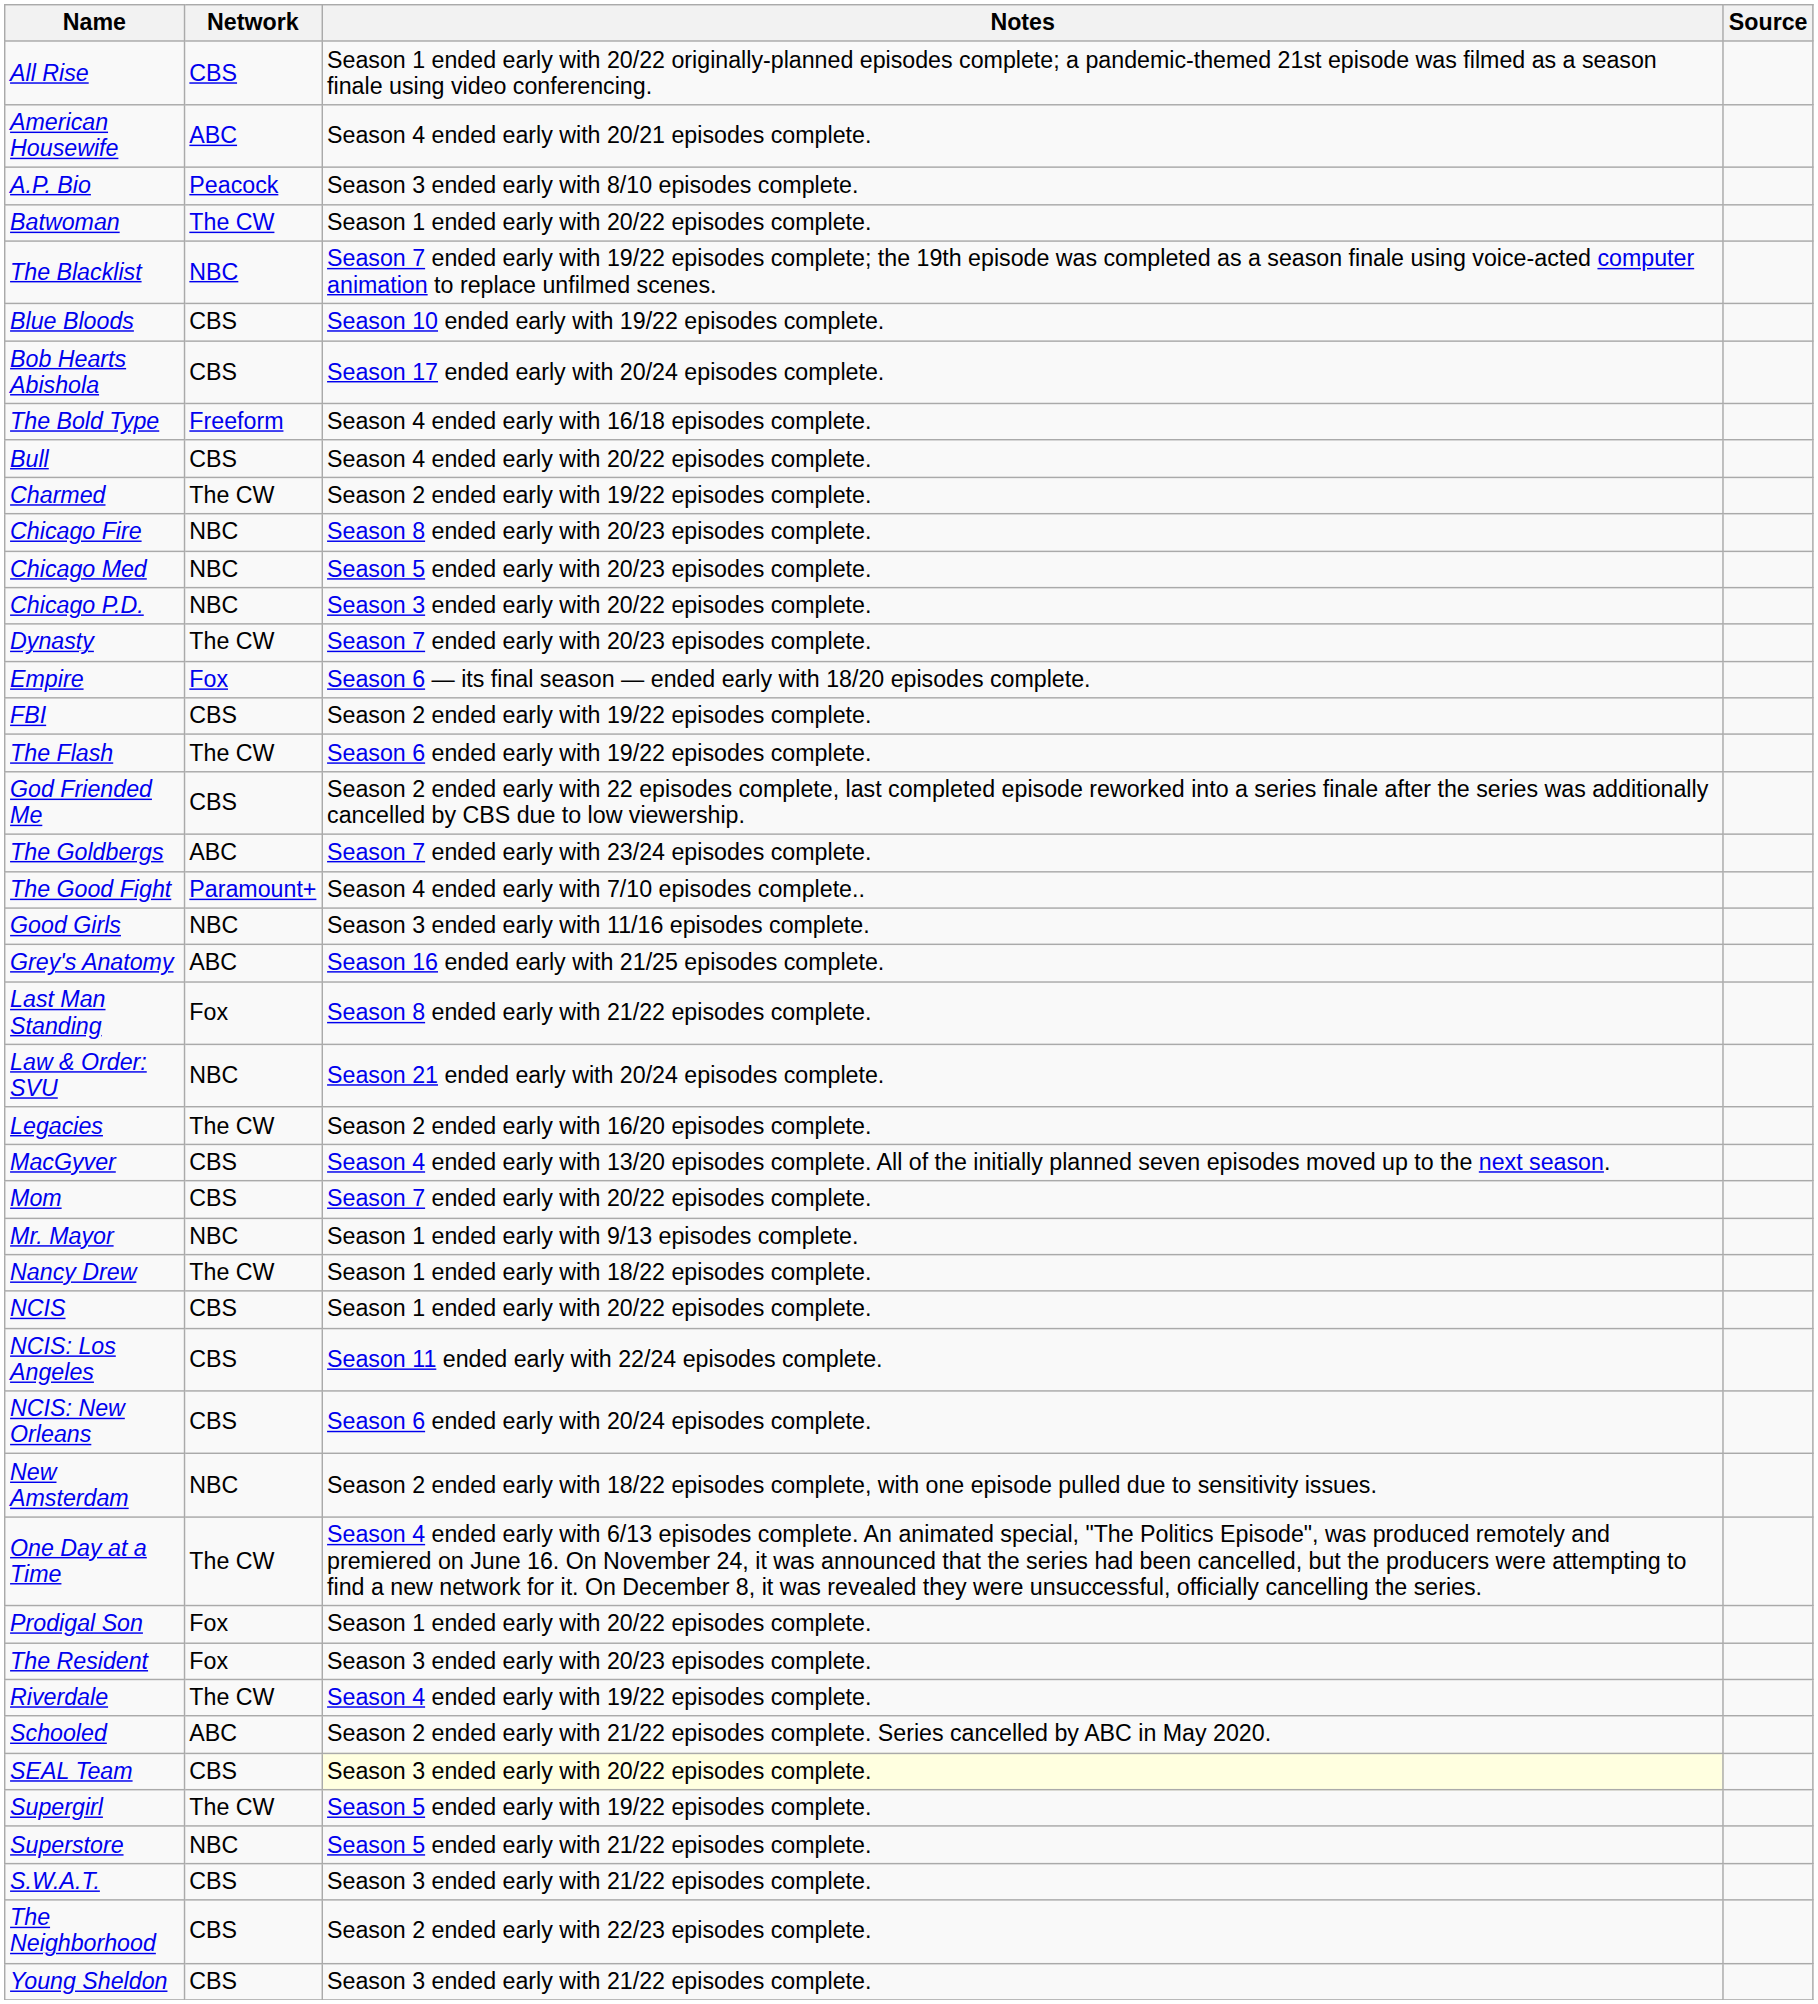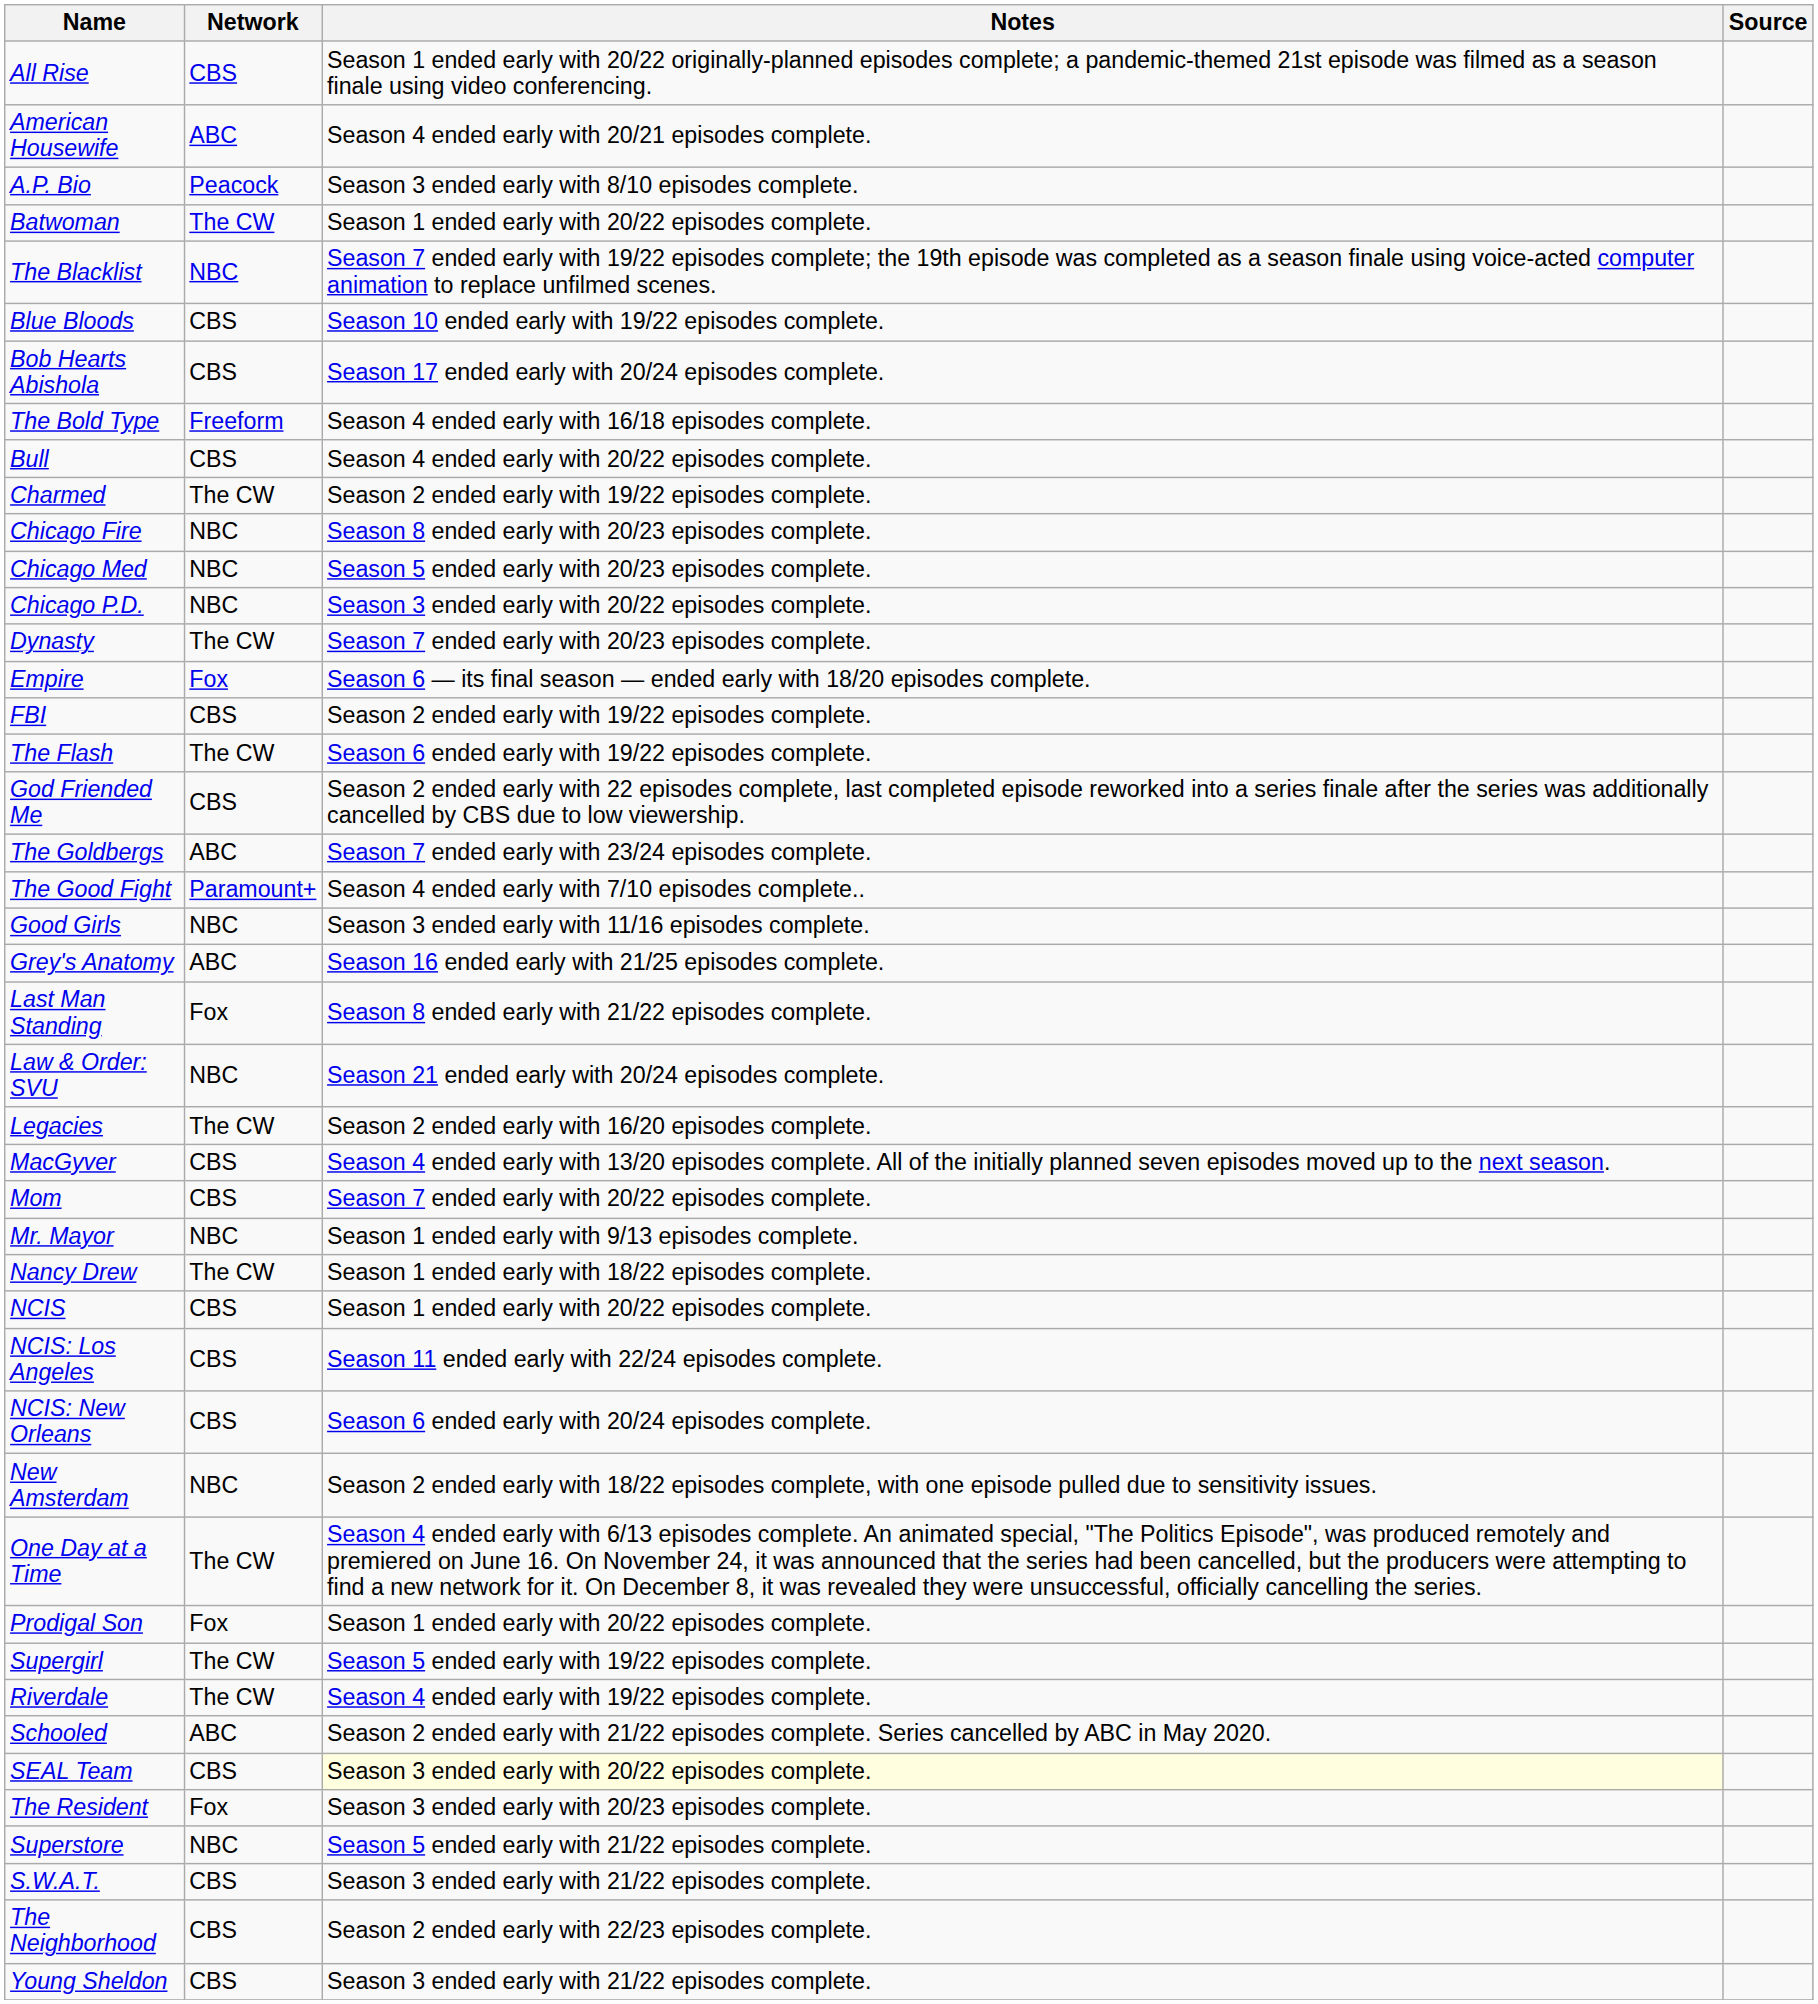rows swapped: (79, 1660) <-> (56, 1807)
